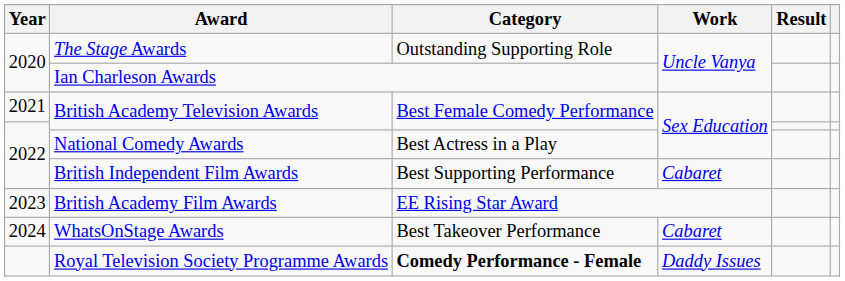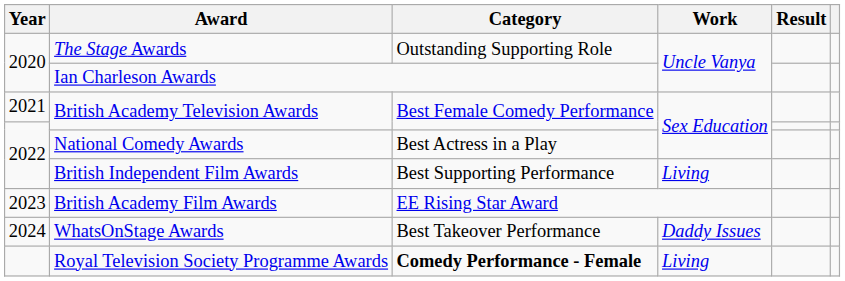(692, 173) Cabaret -> (686, 173) Living
(692, 231) Cabaret -> (711, 231) Daddy Issues
(711, 261) Daddy Issues -> (686, 261) Living
